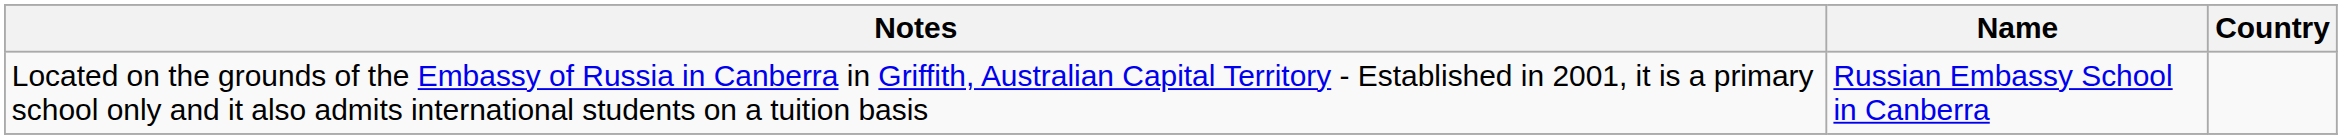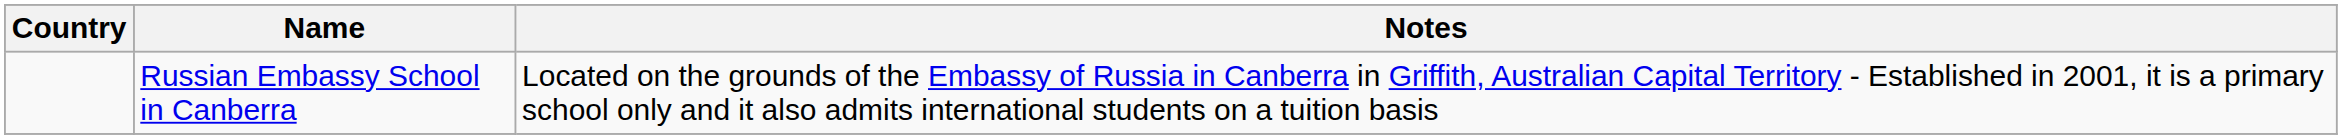columns swapped: (2273, 28) <-> (916, 28)
